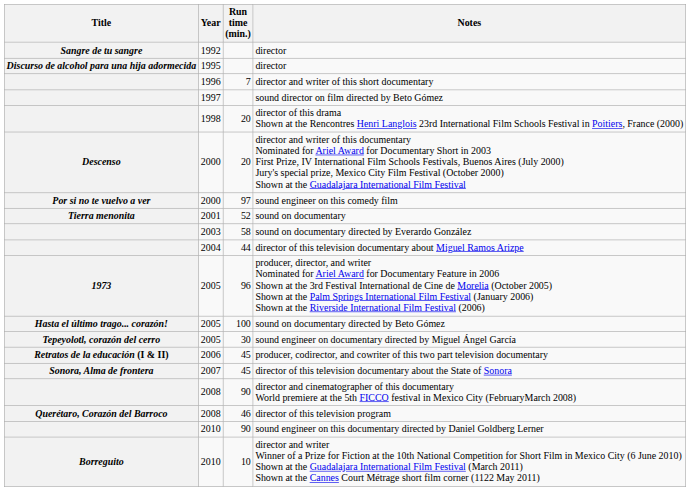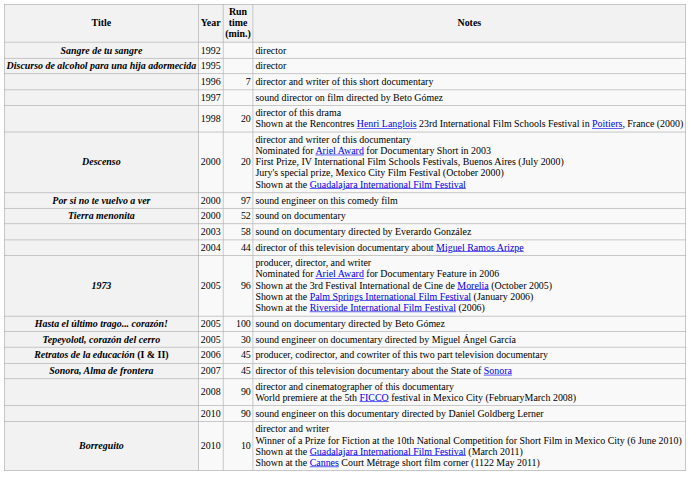(211, 216) 2001 -> (211, 216) 2000
- row: (101, 413)
